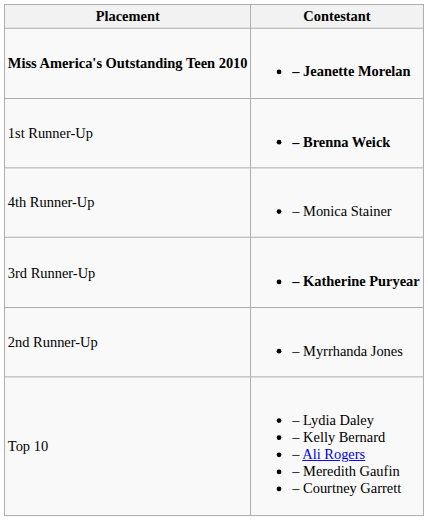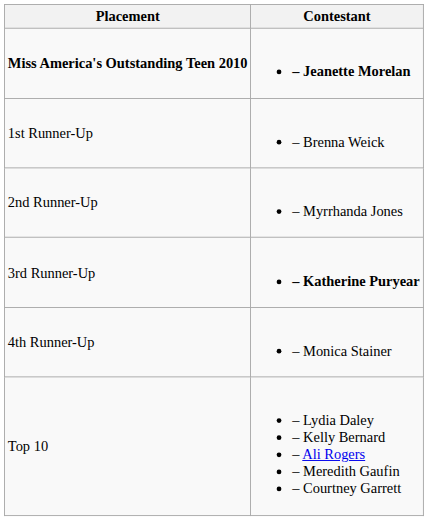(337, 142) bold -> (337, 142) normal
rows swapped: (53, 342) <-> (51, 202)
